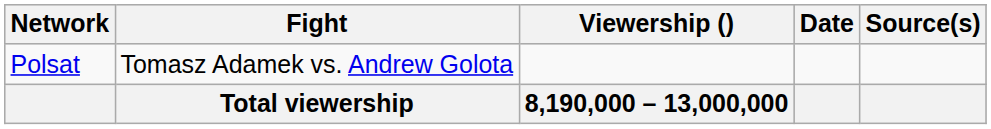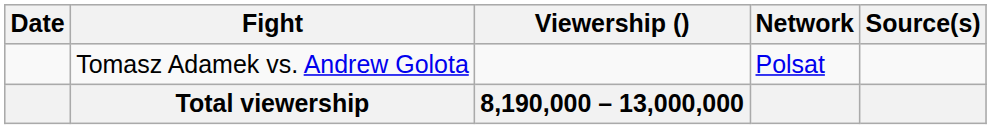columns swapped: (827, 24) <-> (60, 24)
